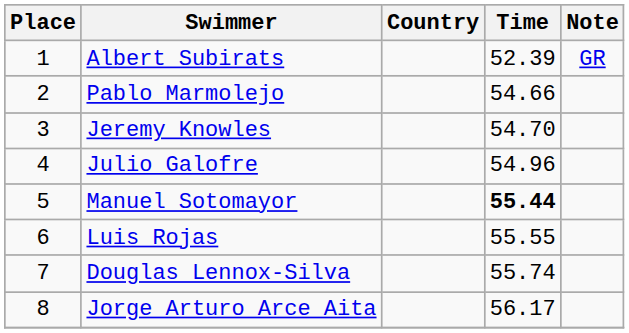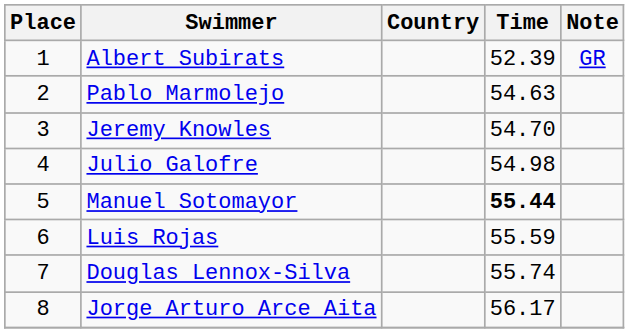(523, 94) 54.66 -> (523, 94) 54.63
(523, 166) 54.96 -> (523, 166) 54.98
(523, 238) 55.55 -> (523, 238) 55.59
